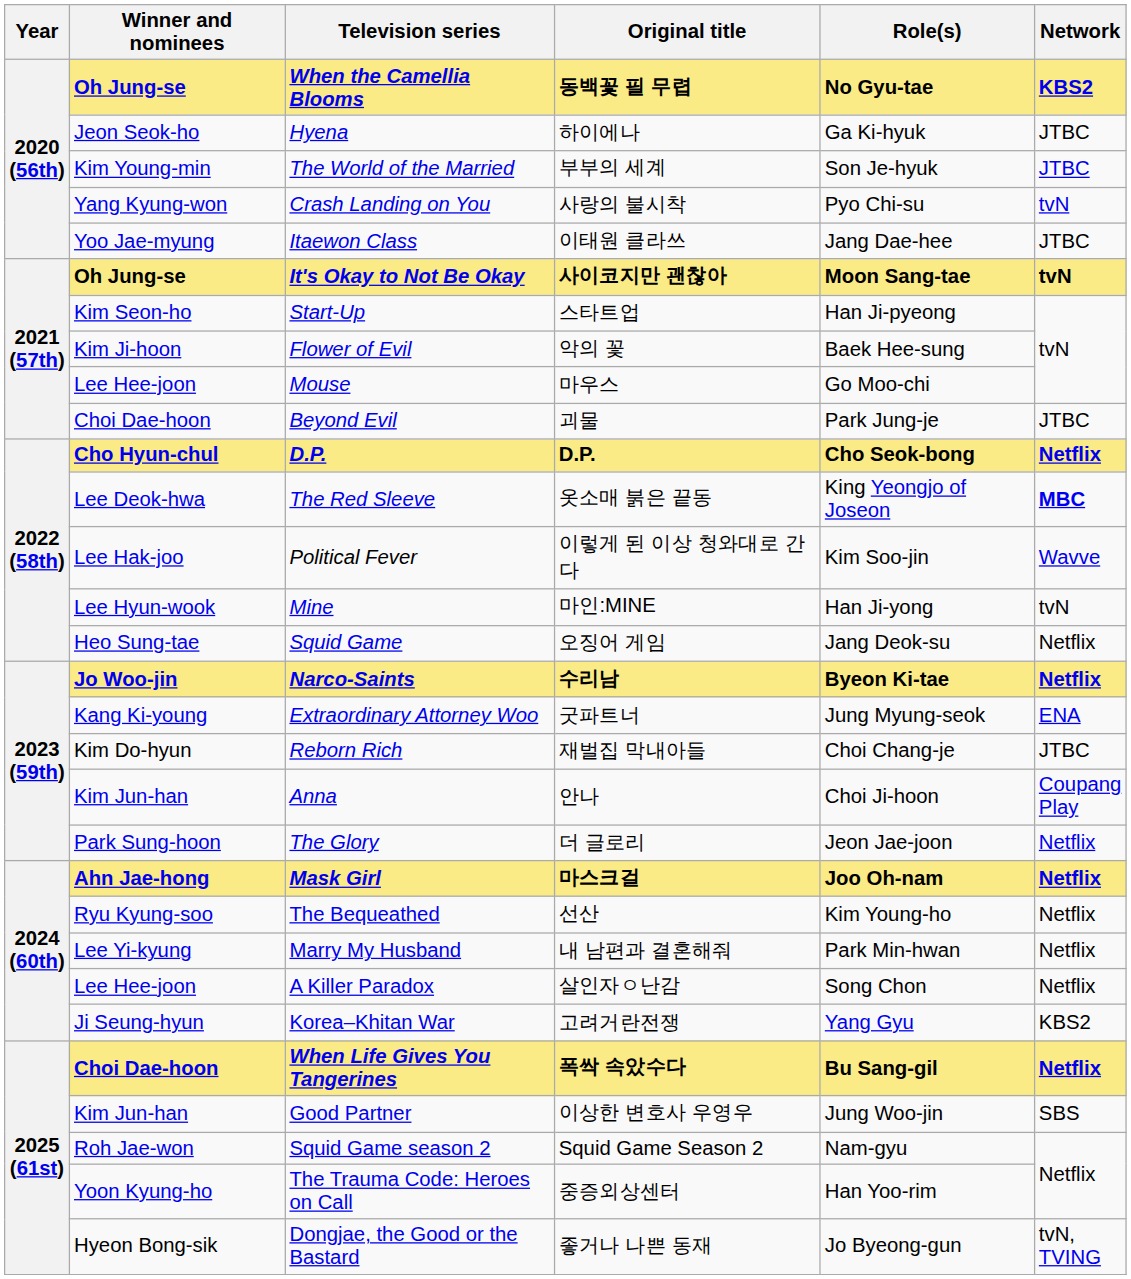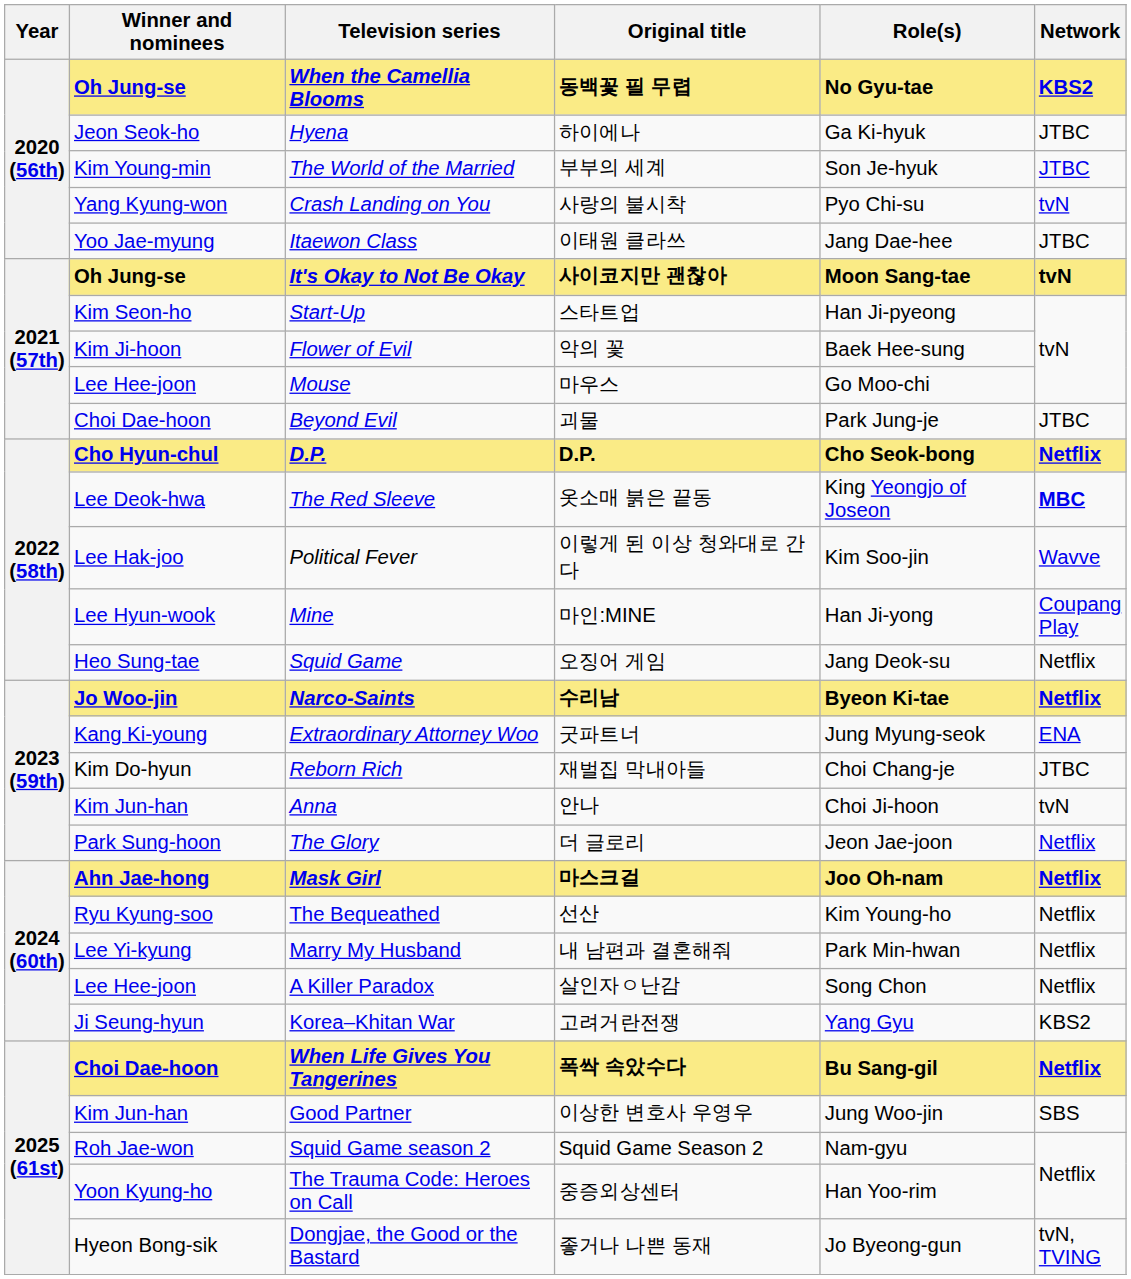(1054, 607) tvN -> (1080, 616) Coupang Play
(1080, 796) Coupang Play -> (1054, 806) tvN
